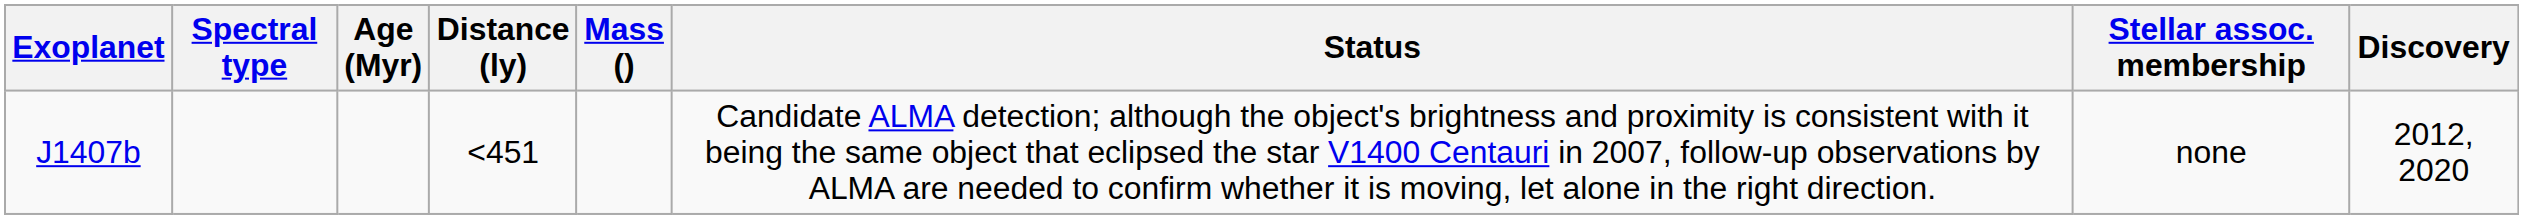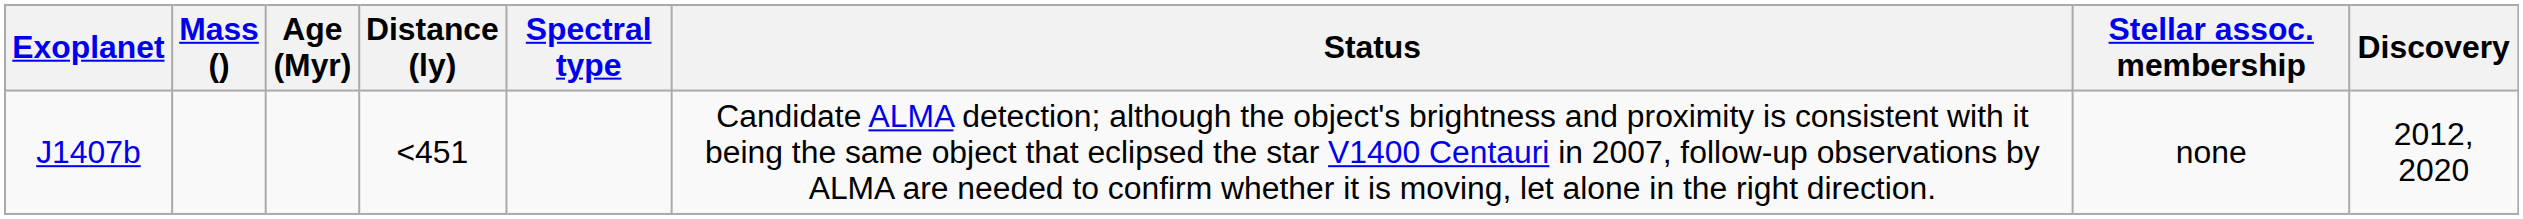columns swapped: (624, 47) <-> (254, 47)
